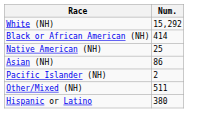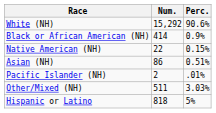+ column: (198, 11)
(158, 50) 25 -> (158, 50) 22
(160, 101) 380 -> (160, 101) 818
